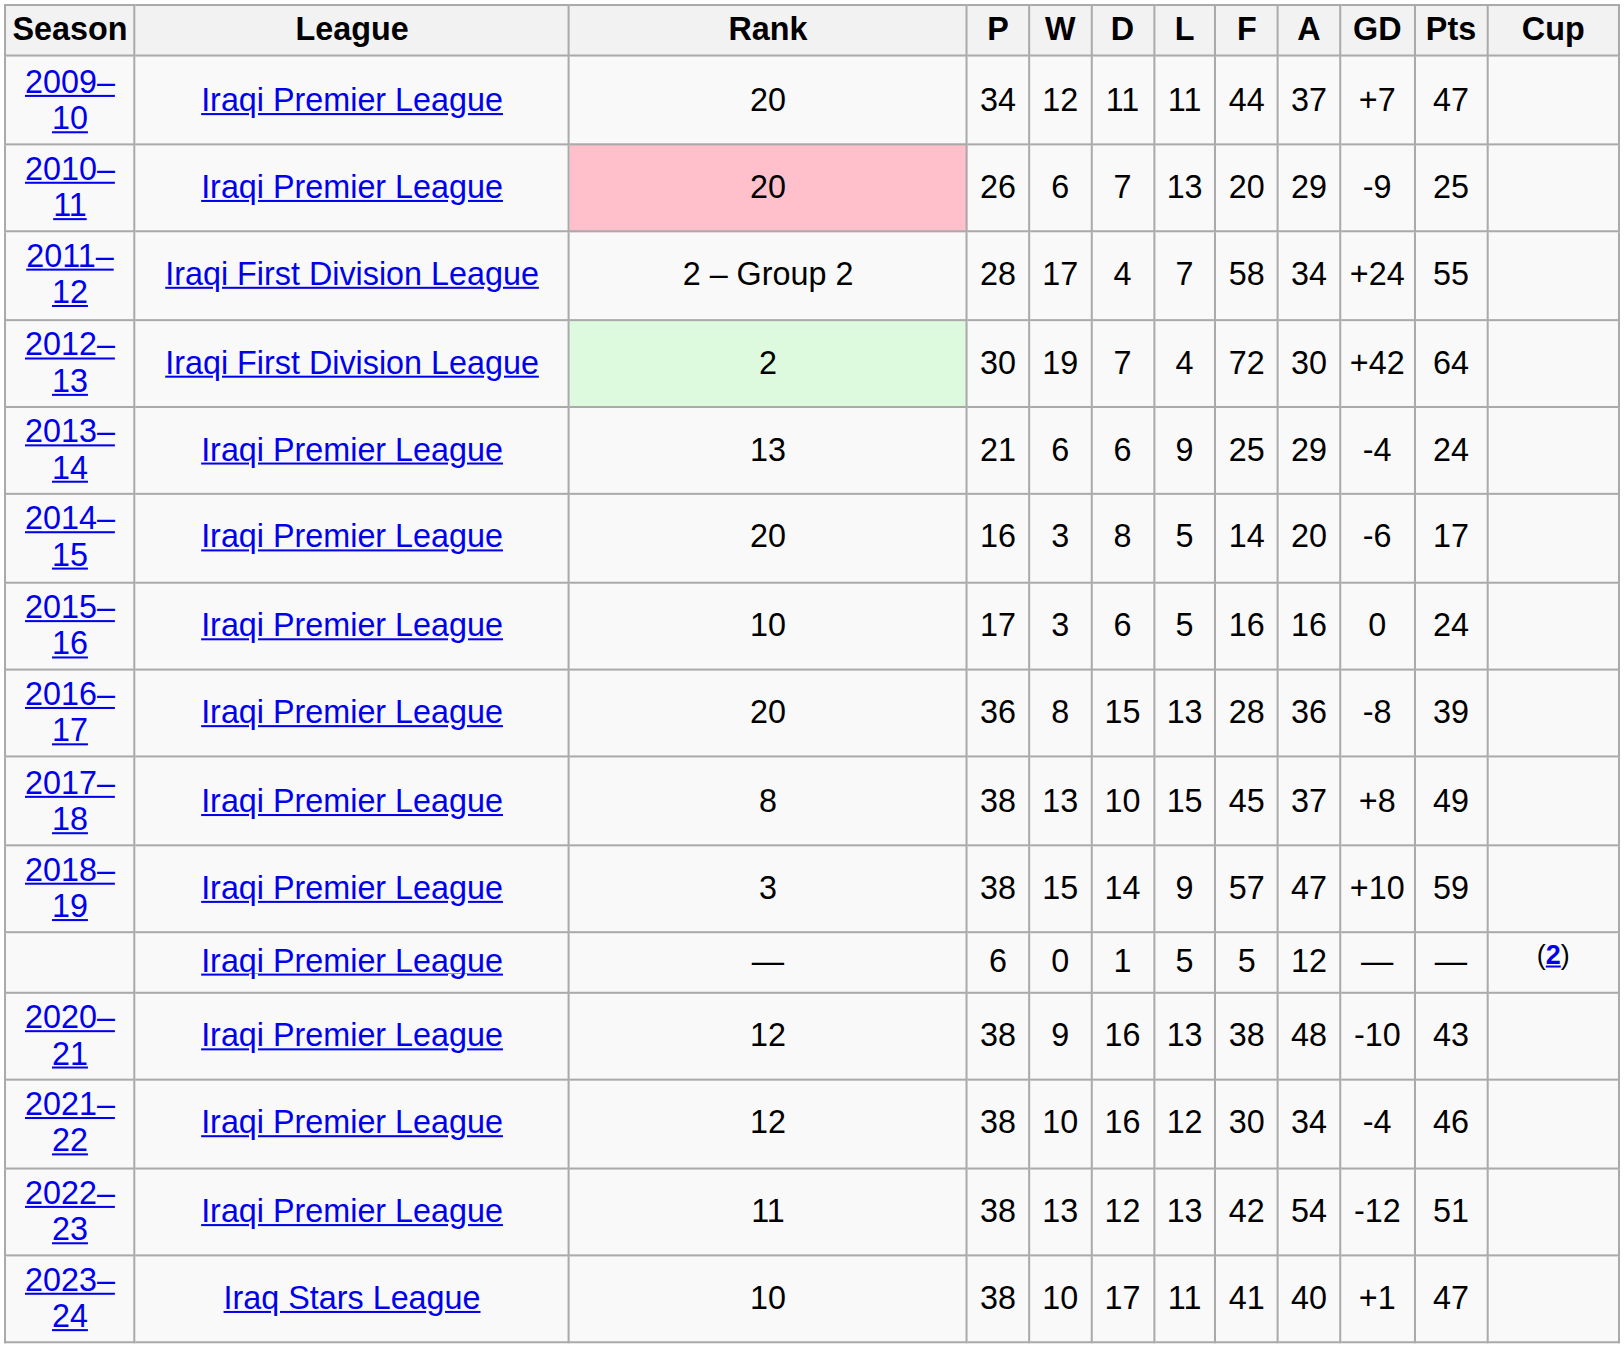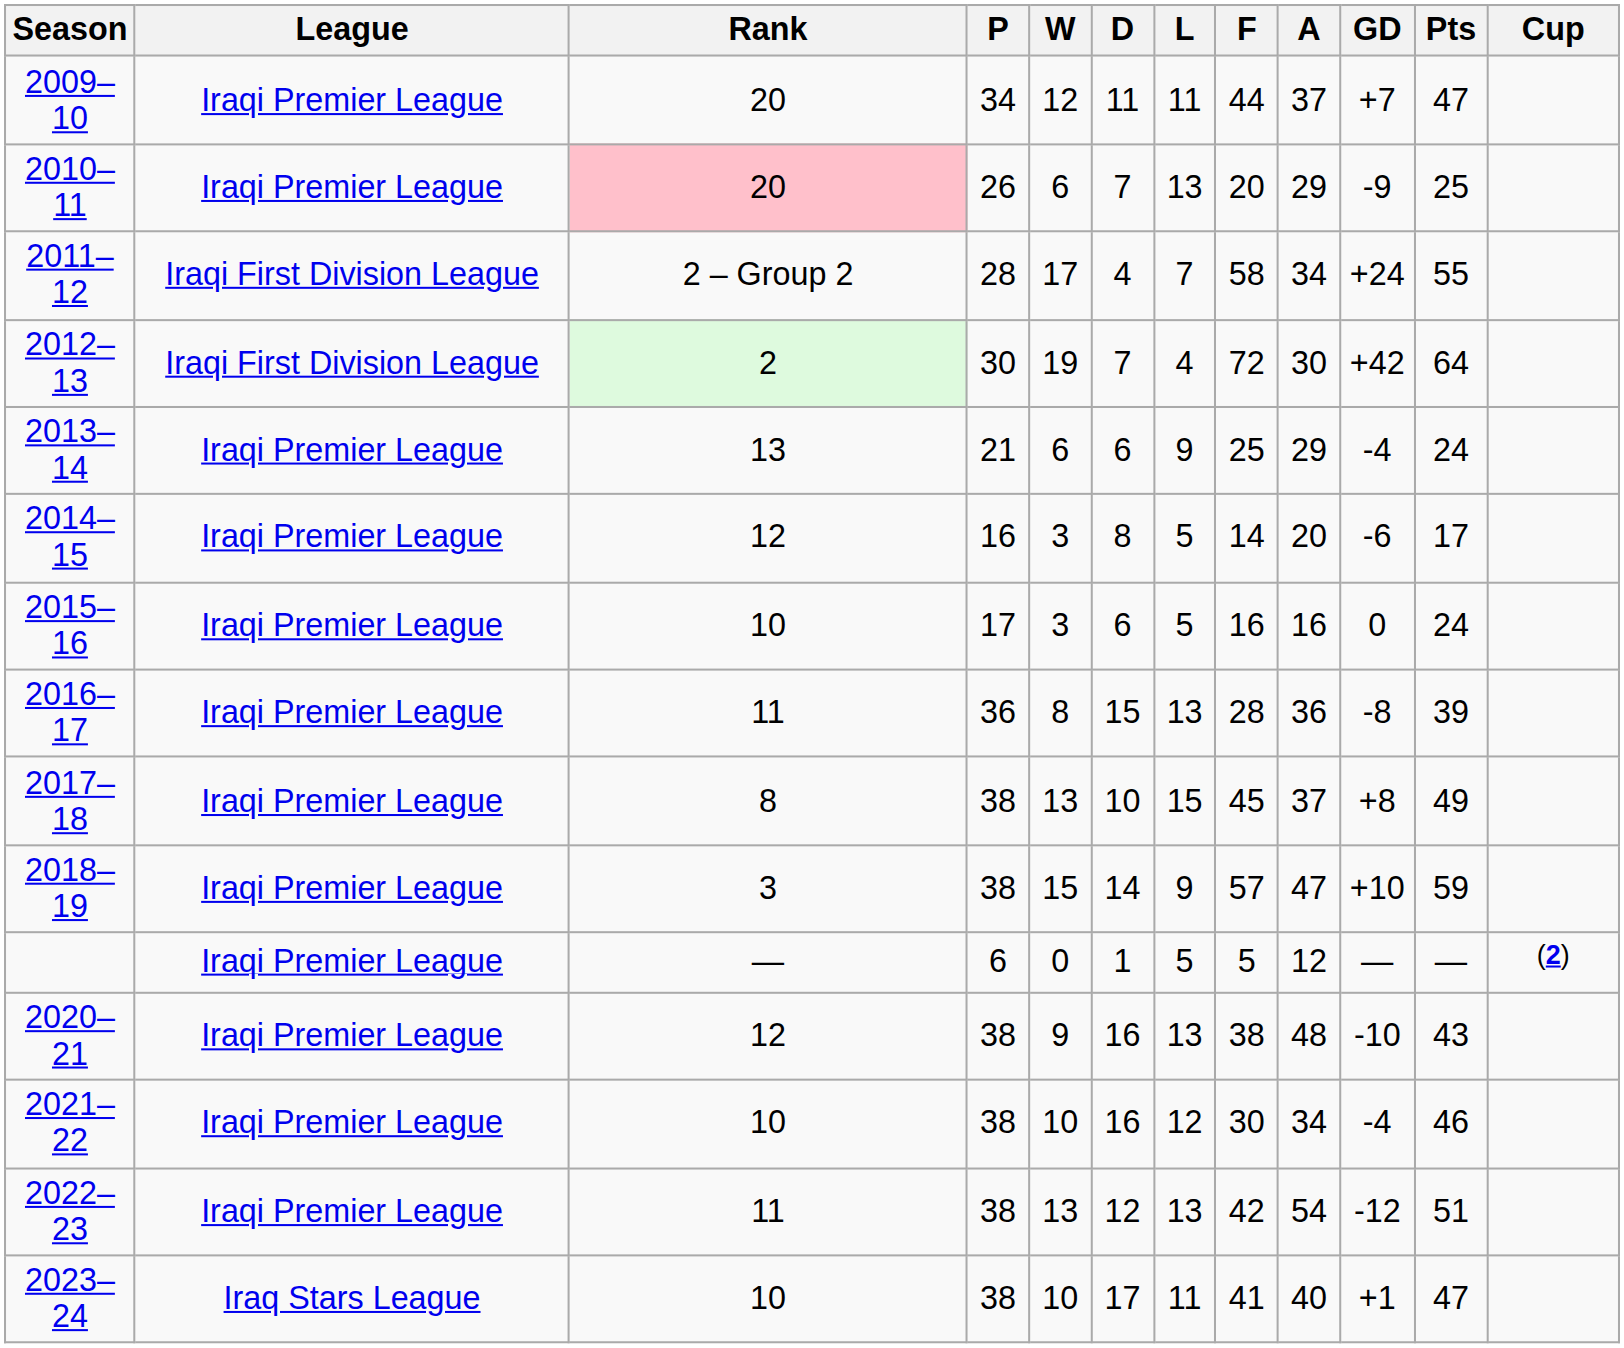(768, 537) 20 -> (768, 537) 12
(768, 712) 20 -> (768, 712) 11
(768, 1123) 12 -> (768, 1123) 10
